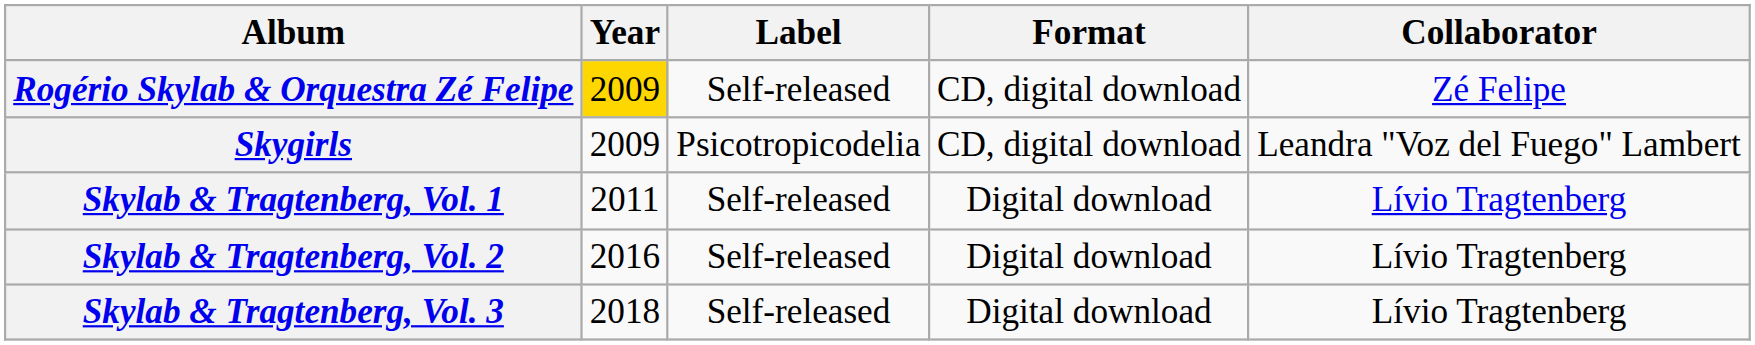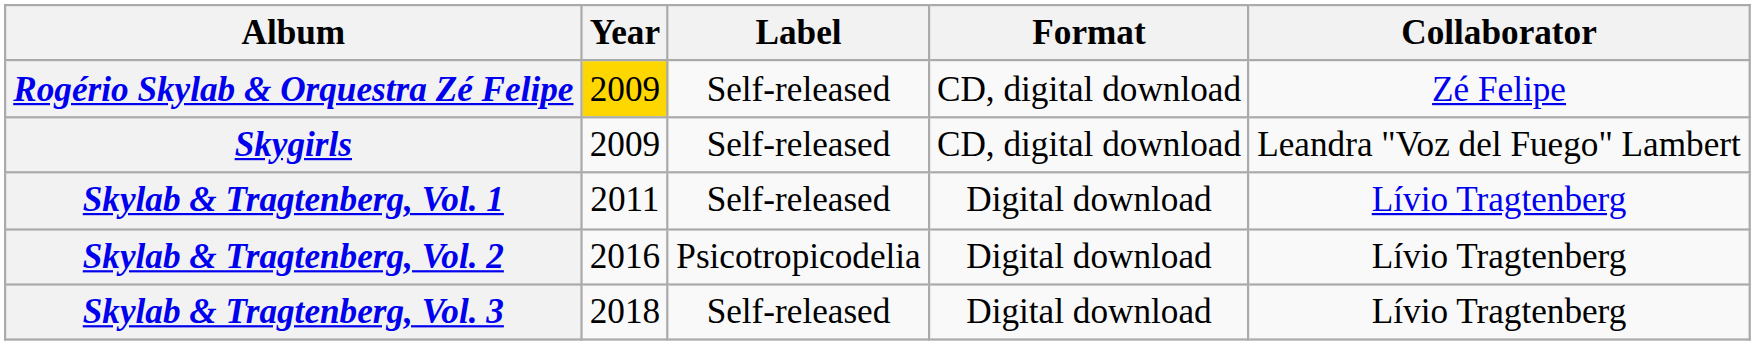(799, 144) Psicotropicodelia -> (798, 144) Self-released
(798, 255) Self-released -> (799, 255) Psicotropicodelia
